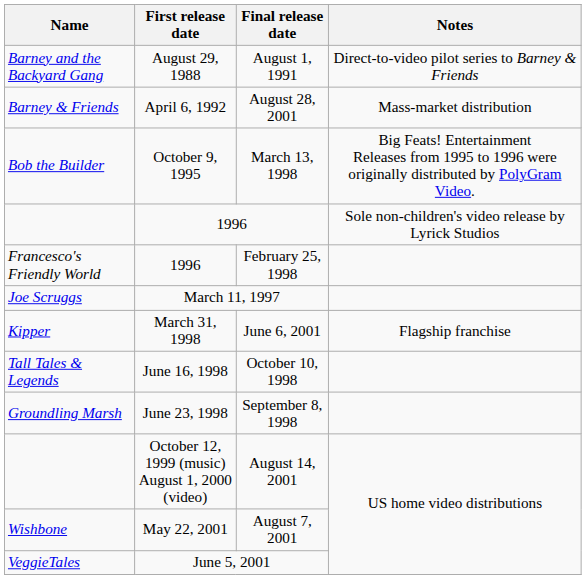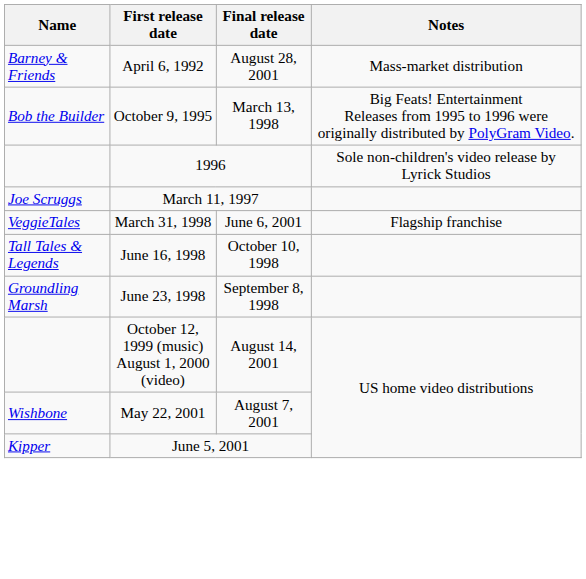- row: (282, 66)
- row: (282, 265)
(29, 330) Kipper -> (44, 222) VeggieTales
(44, 562) VeggieTales -> (29, 445) Kipper
